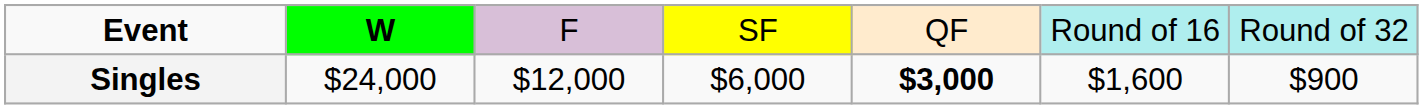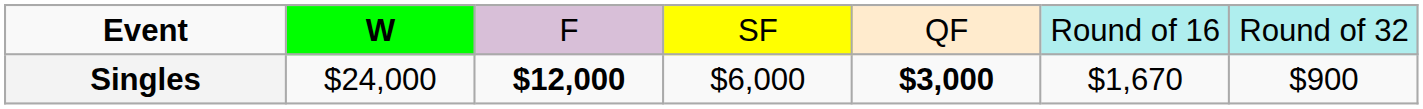(569, 79) normal -> (569, 79) bold
(1135, 79) $1,600 -> (1135, 79) $1,670
